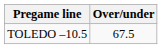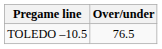(124, 33) 67.5 -> (124, 33) 76.5
